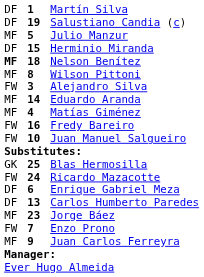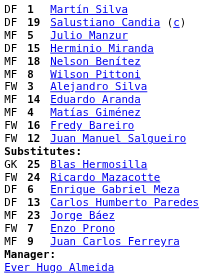(11, 61) bold -> (11, 61) normal
(34, 138) 10 -> (34, 138) 12
